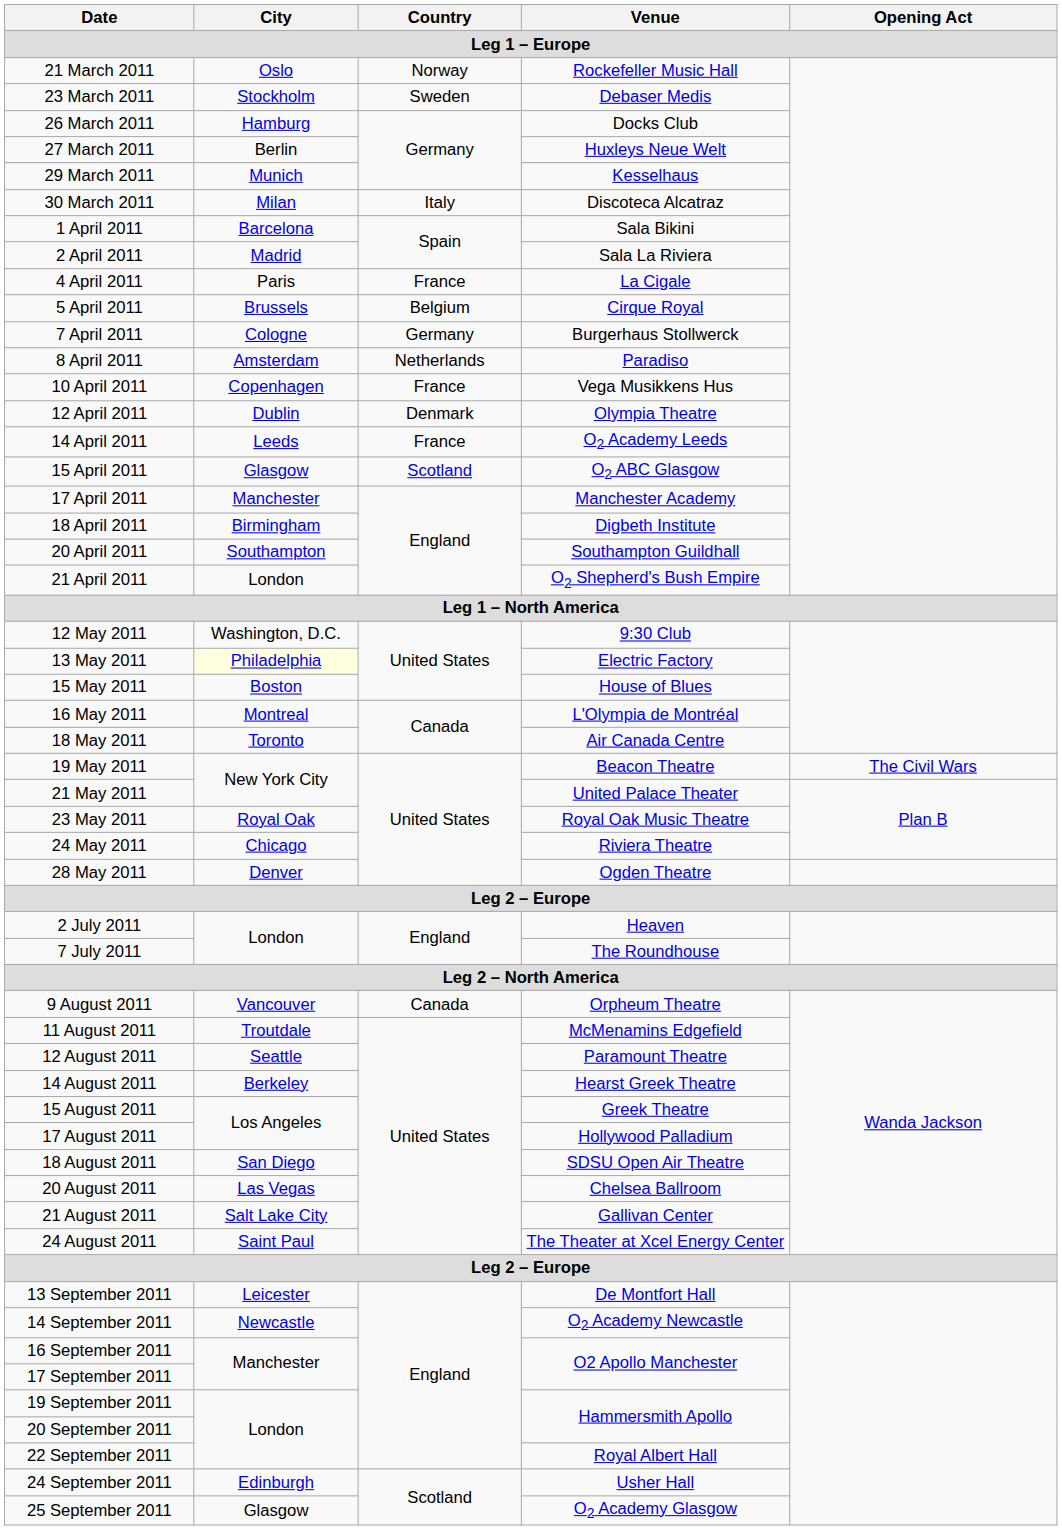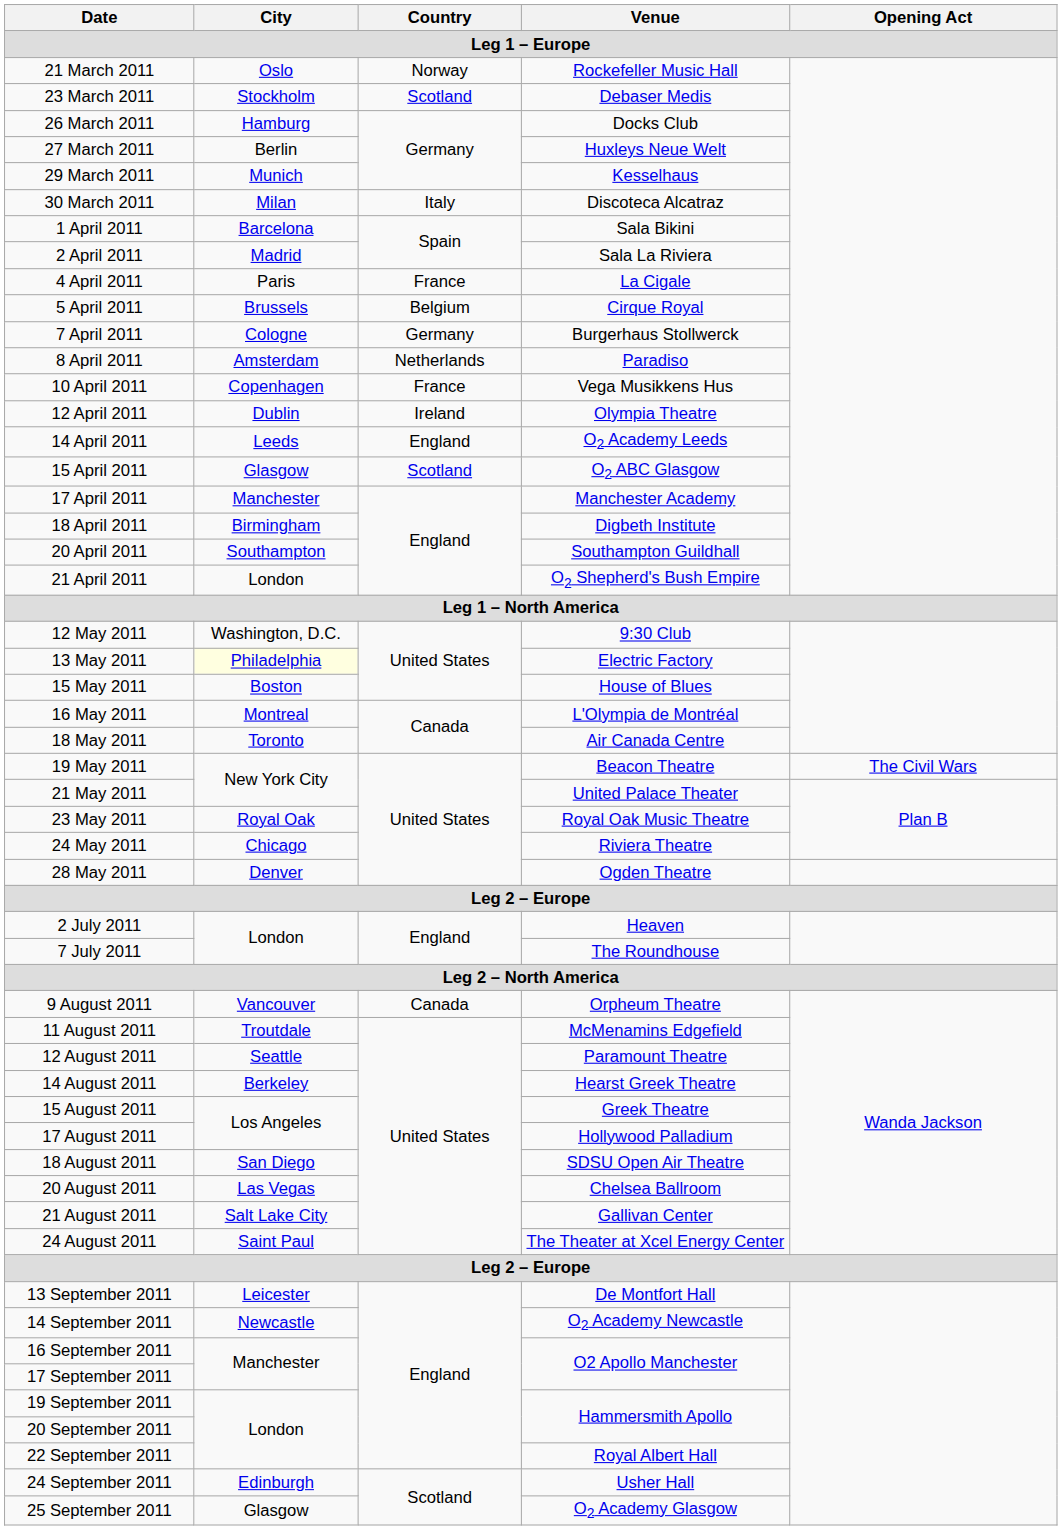(440, 96) Sweden -> (440, 96) Scotland
(440, 413) Denmark -> (440, 413) Ireland
(440, 441) France -> (440, 441) England
